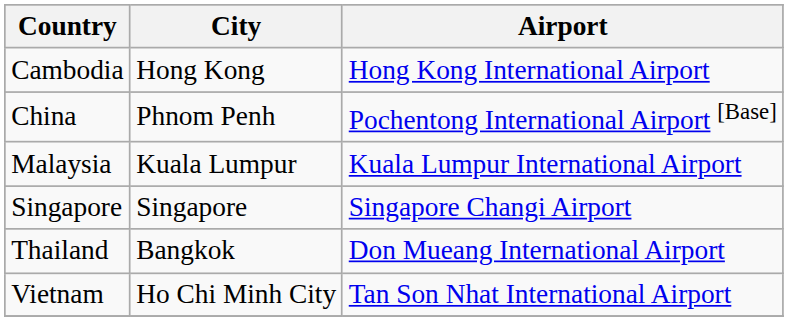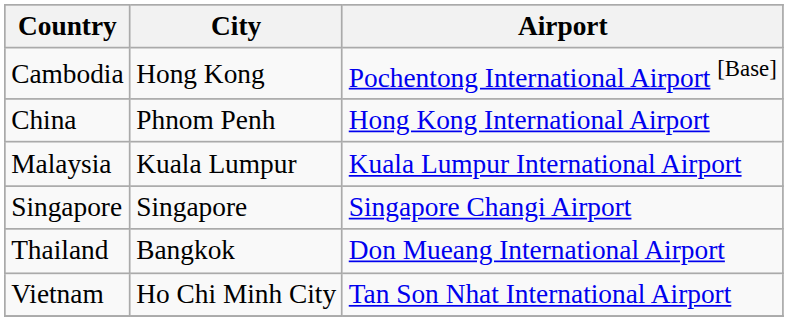(529, 69) Hong Kong International Airport -> (563, 73) Pochentong International Airport [Base]
(563, 116) Pochentong International Airport [Base] -> (529, 120) Hong Kong International Airport
